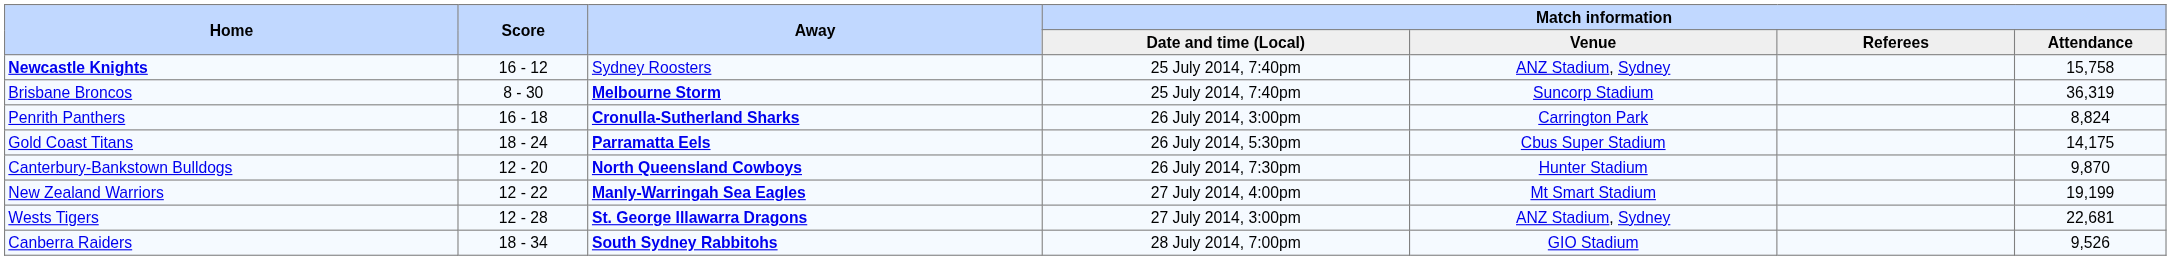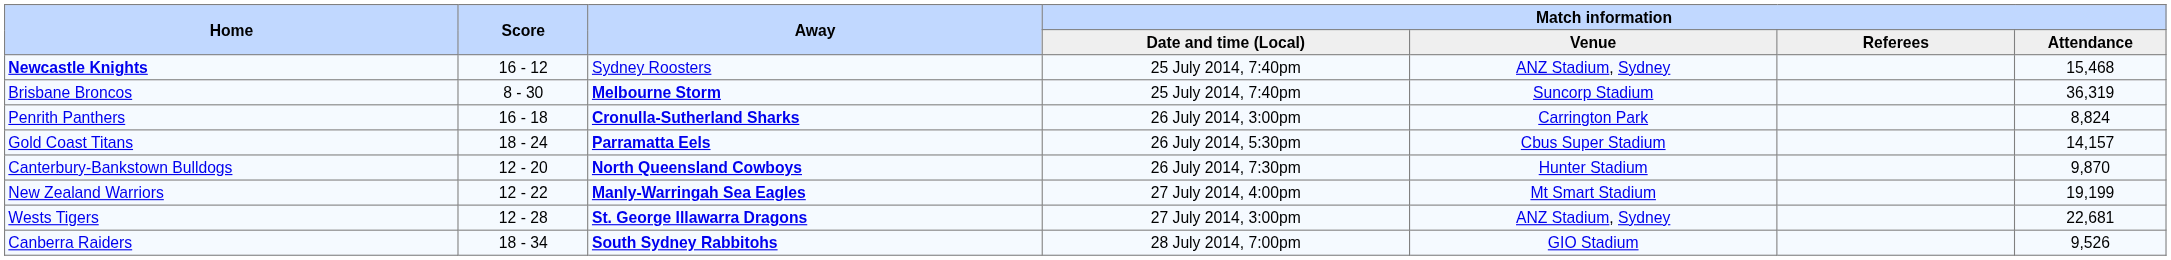(2090, 67) 15,758 -> (2090, 67) 15,468
(2090, 142) 14,175 -> (2090, 142) 14,157
